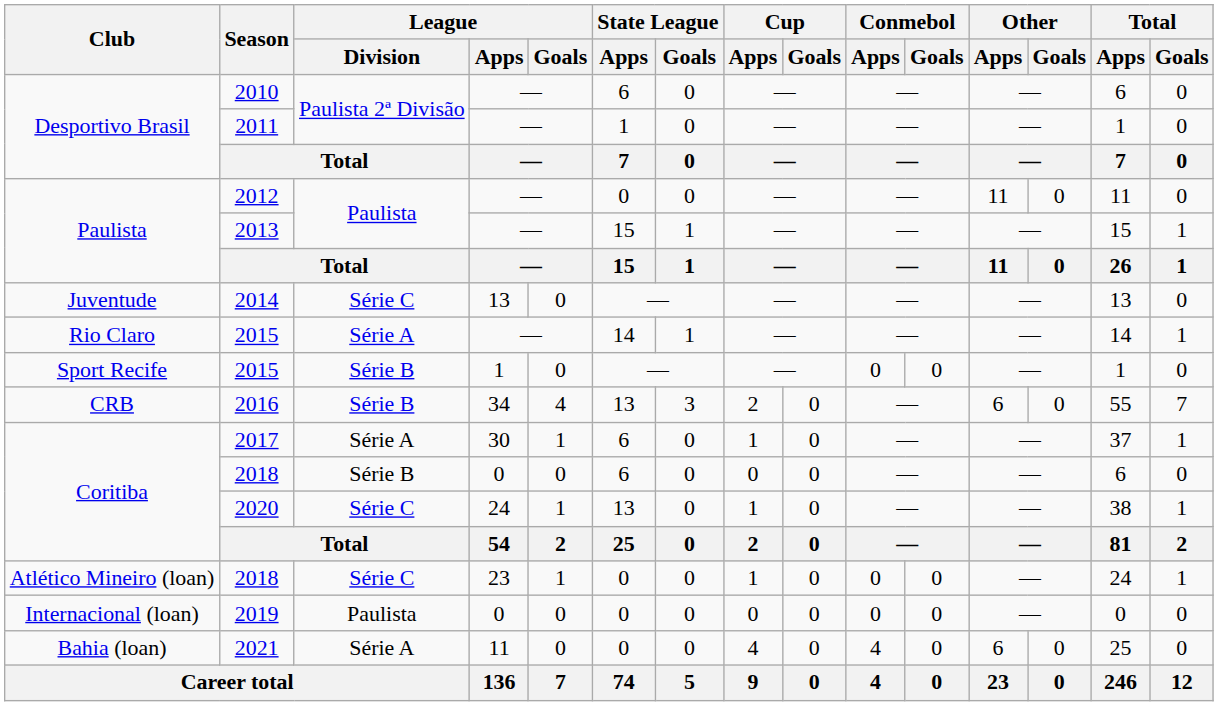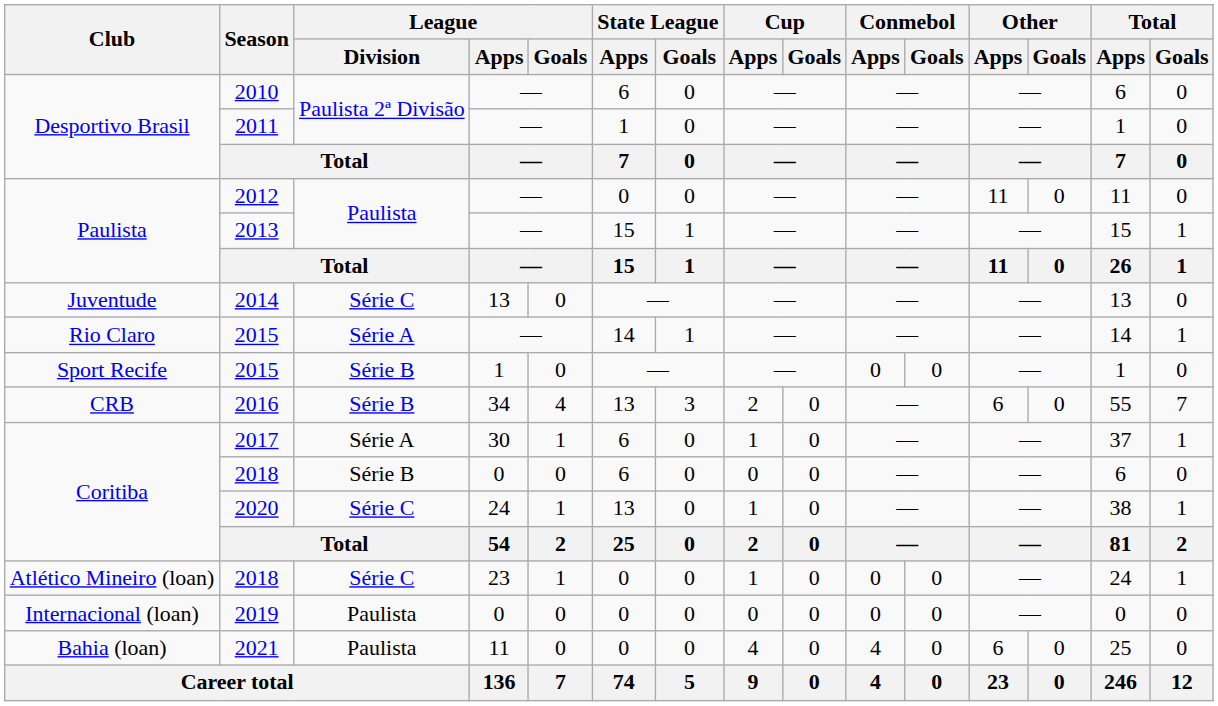(382, 647) Série A -> (382, 647) Paulista
